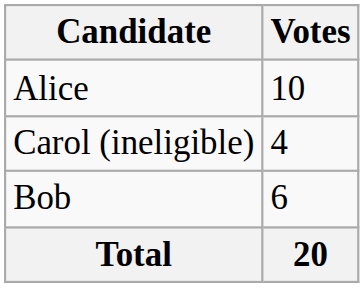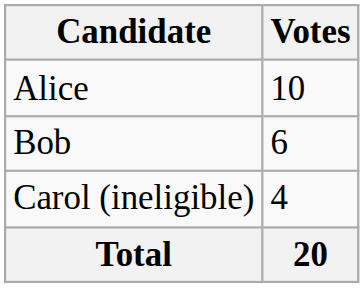rows swapped: (42, 198) <-> (134, 142)
